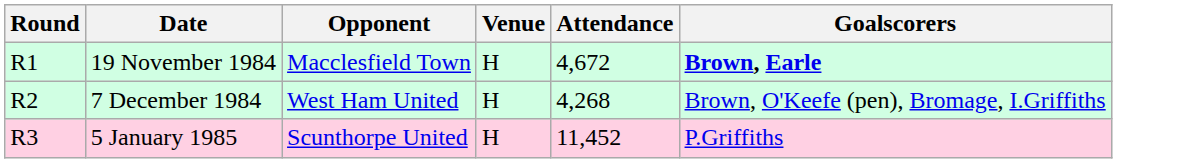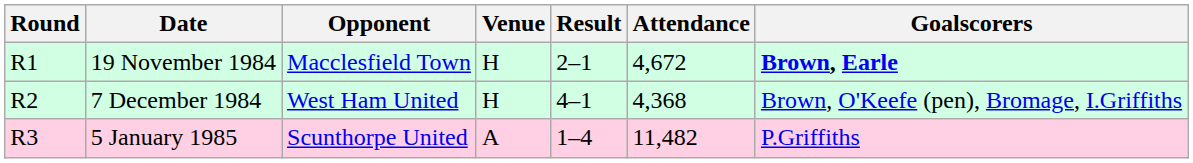+ column: (589, 23)
(583, 99) 4,268 -> (660, 99) 4,368
(491, 137) H -> (491, 137) A
(589, 137) 11,452 -> (665, 137) 11,482
